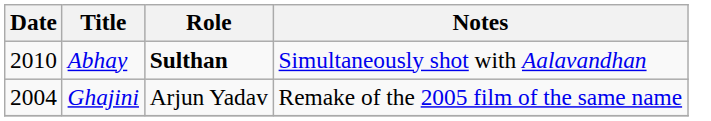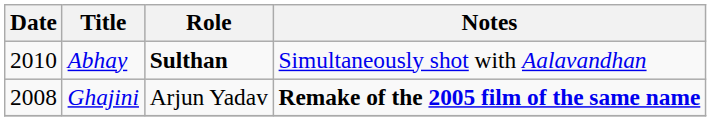(33, 97) 2004 -> (33, 97) 2008
(480, 97) normal -> (489, 97) bold
